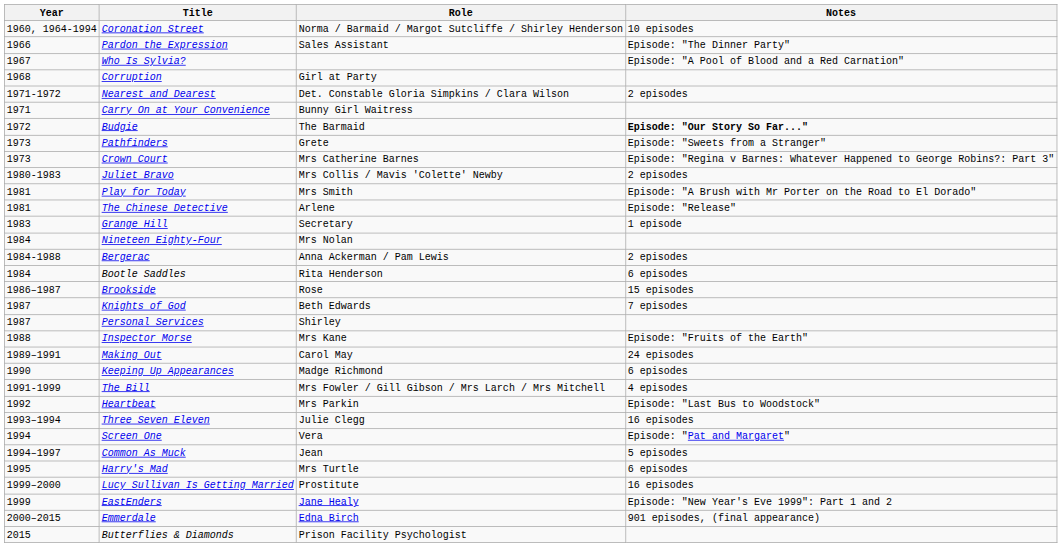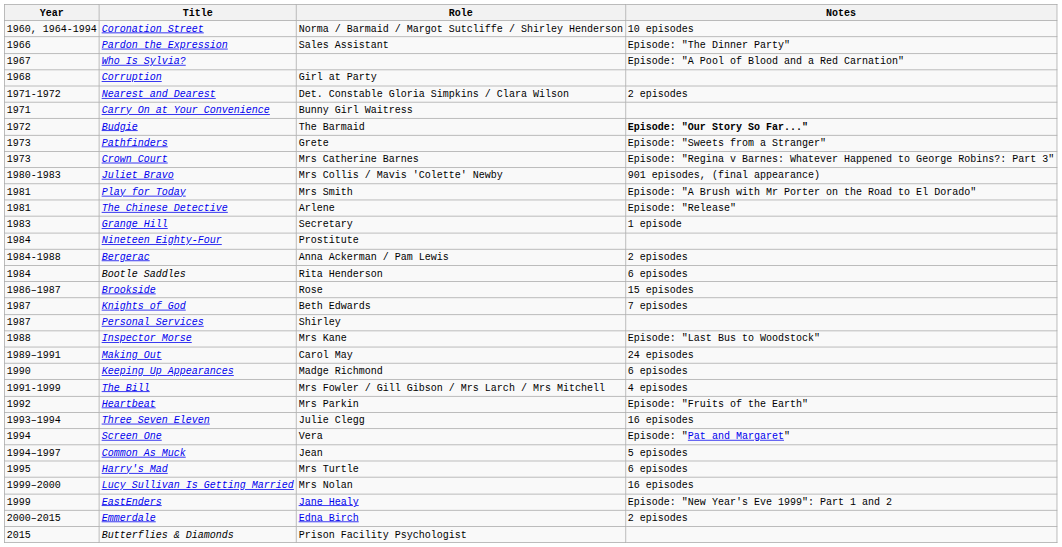(658, 176) 2 episodes -> (724, 176) 901 episodes, (final appearance)
(326, 241) Mrs Nolan -> (329, 241) Prostitute
(718, 339) Episode: "Fruits of the Earth" -> (724, 339) Episode: "Last Bus to Woodstock"
(724, 404) Episode: "Last Bus to Woodstock" -> (718, 404) Episode: "Fruits of the Earth"
(329, 486) Prostitute -> (326, 486) Mrs Nolan
(724, 518) 901 episodes, (final appearance) -> (658, 518) 2 episodes
